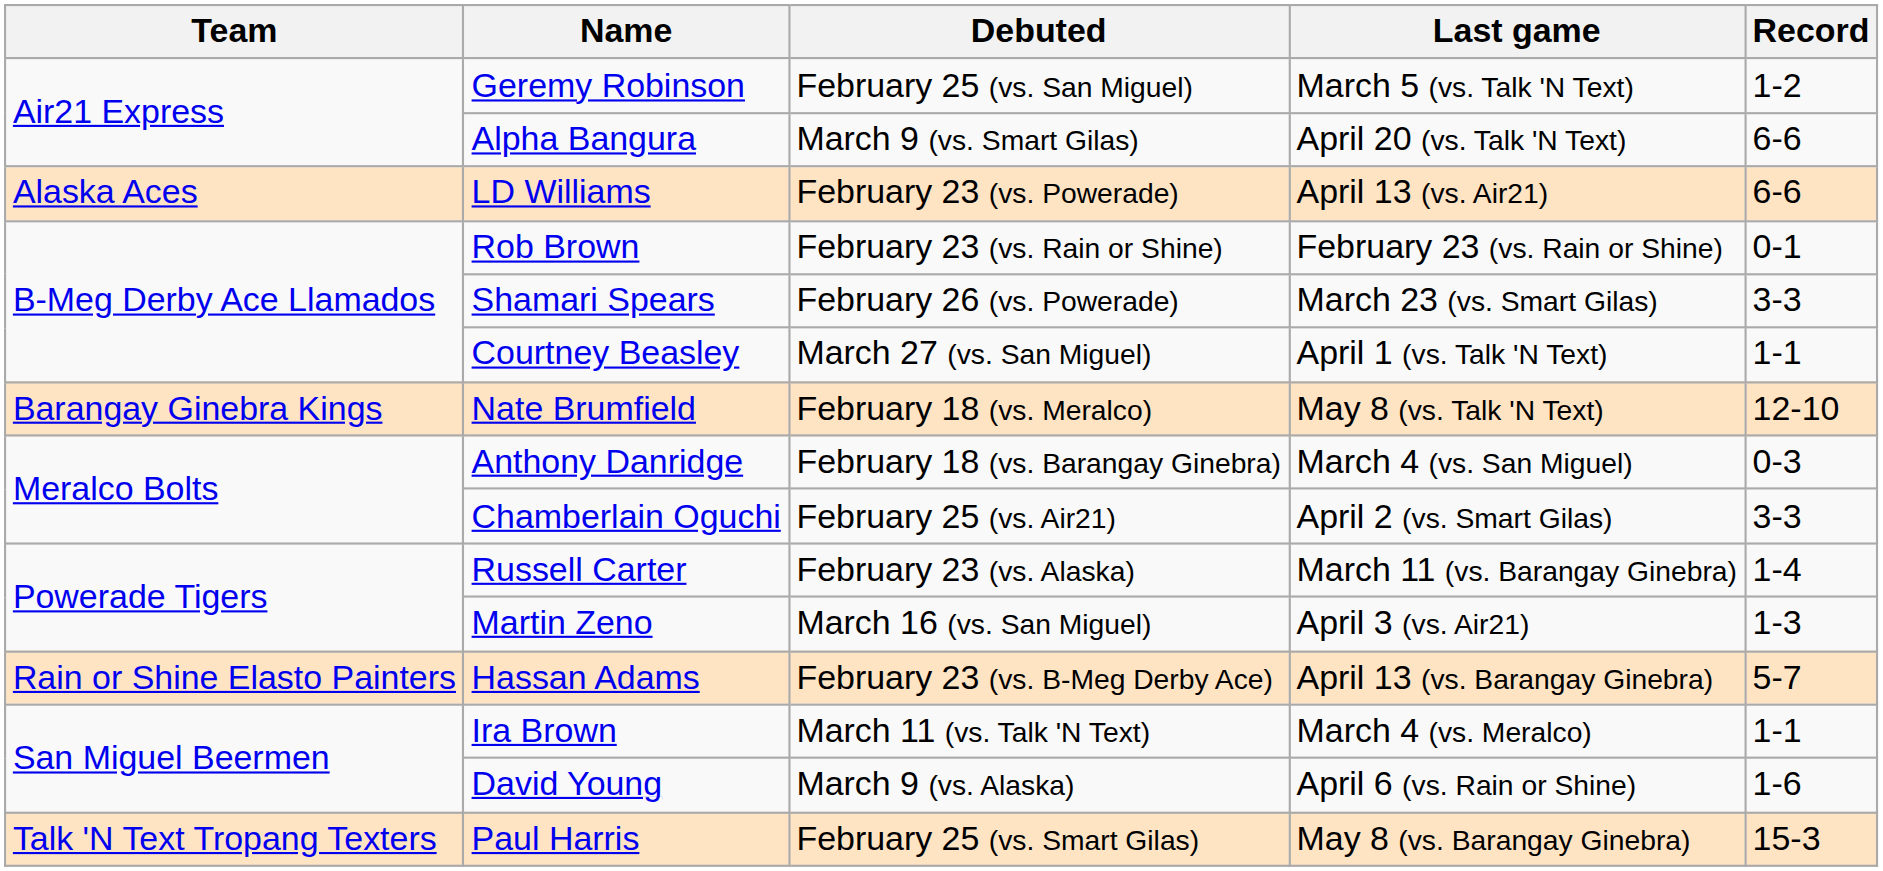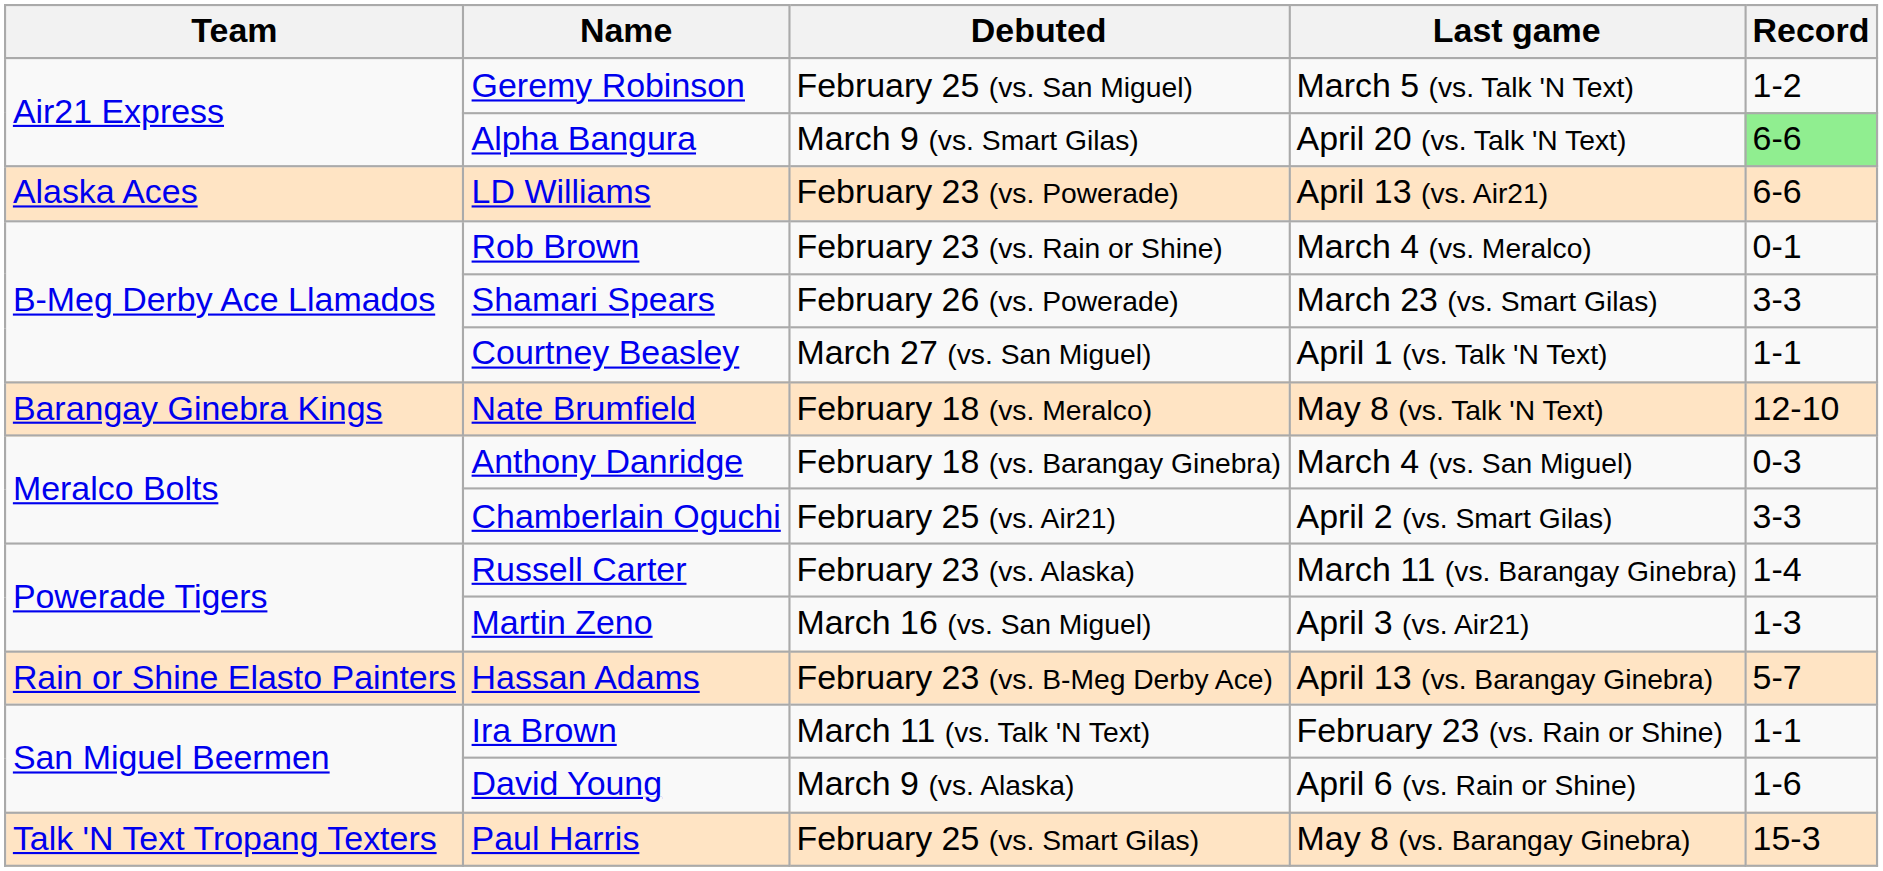(1777, 138) no background -> (1777, 138) lightgreen background
(1510, 246) February 23 (vs. Rain or Shine) -> (1444, 246) March 4 (vs. Meralco)
(1444, 730) March 4 (vs. Meralco) -> (1510, 730) February 23 (vs. Rain or Shine)
